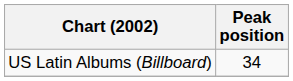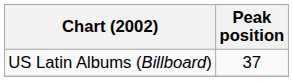(252, 62) 34 -> (252, 62) 37
